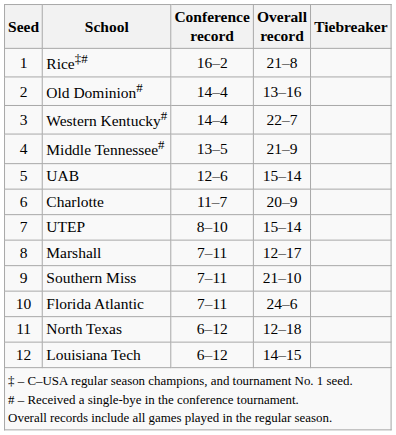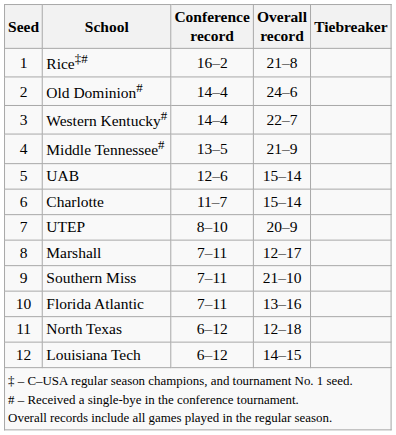(282, 91) 13–16 -> (282, 91) 24–6
(282, 201) 20–9 -> (282, 201) 15–14
(282, 227) 15–14 -> (282, 227) 20–9
(282, 303) 24–6 -> (282, 303) 13–16
